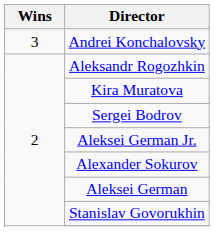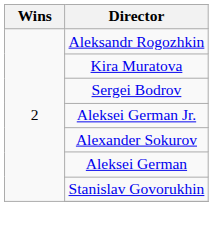- row: (137, 41)
